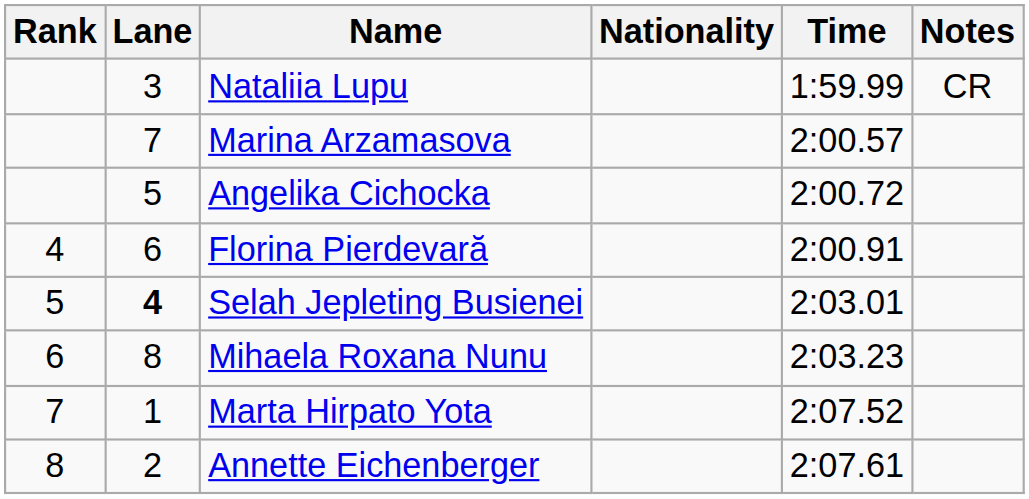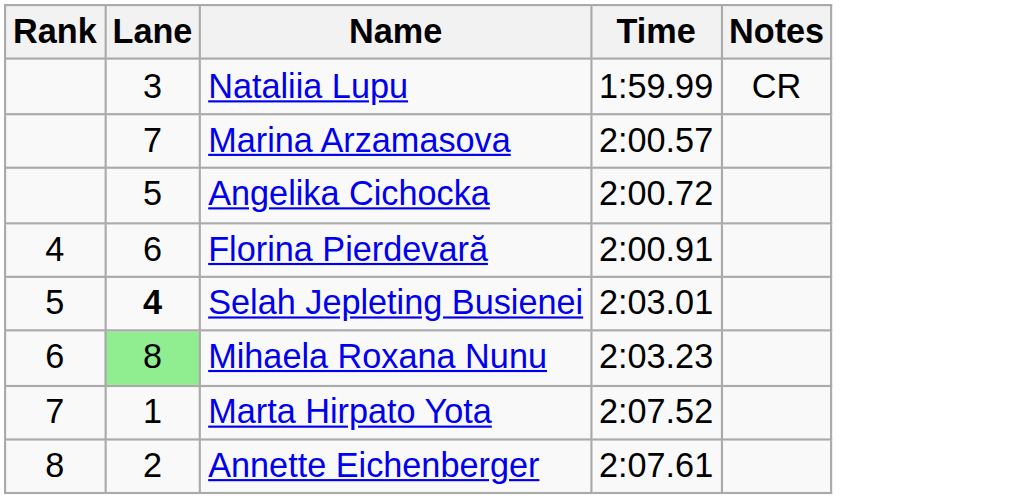- column: (686, 31)
(152, 357) no background -> (152, 357) lightgreen background
